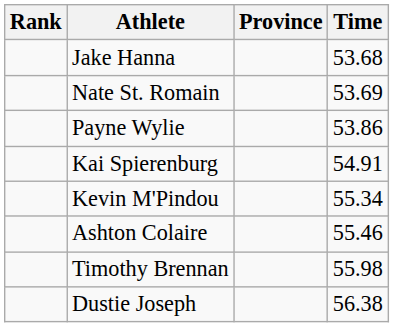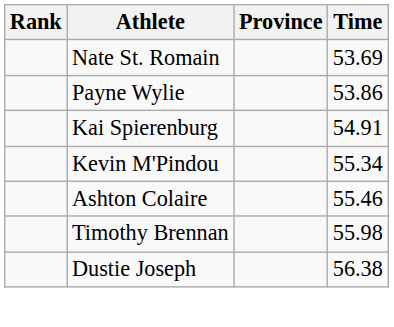- row: (124, 57)
